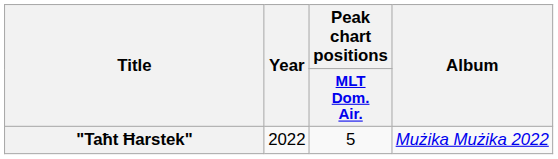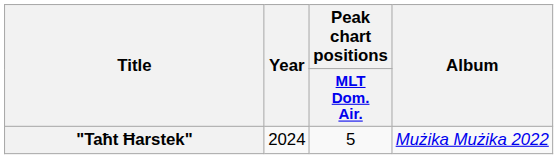(287, 139) 2022 -> (287, 139) 2024
